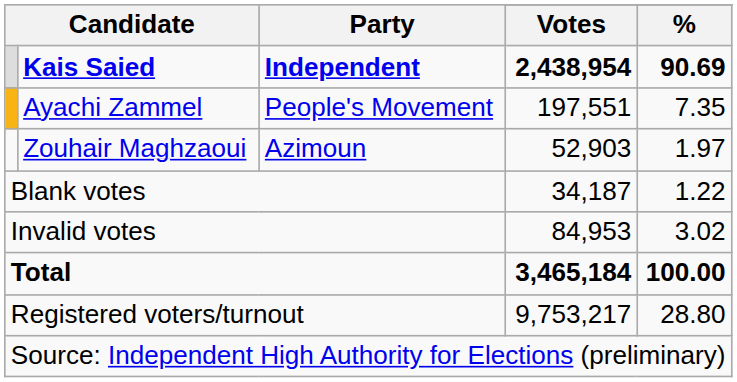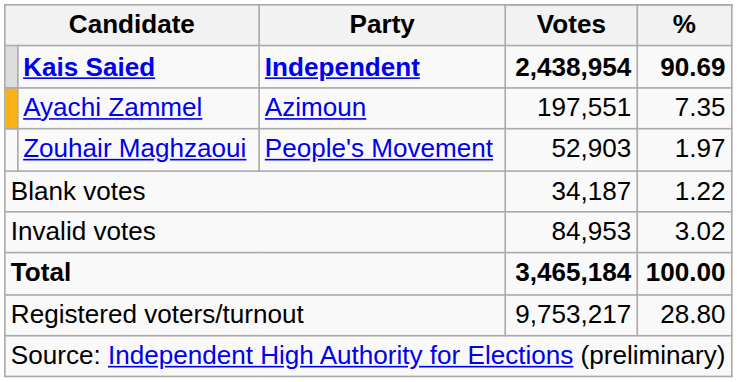(379, 107) People's Movement -> (316, 107) Azimoun
(316, 149) Azimoun -> (379, 149) People's Movement
